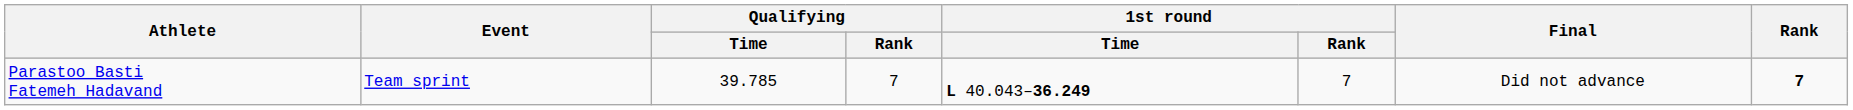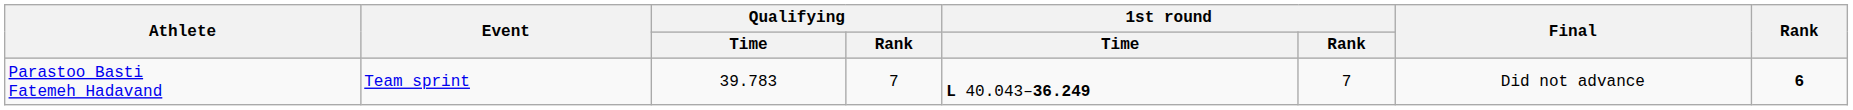(748, 81) 39.785 -> (748, 81) 39.783
(1799, 81) 7 -> (1799, 81) 6
